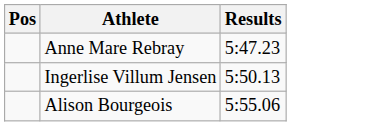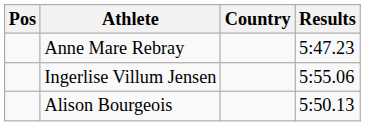+ column: (258, 18)
(252, 76) 5:50.13 -> (327, 76) 5:55.06
(252, 105) 5:55.06 -> (327, 105) 5:50.13
